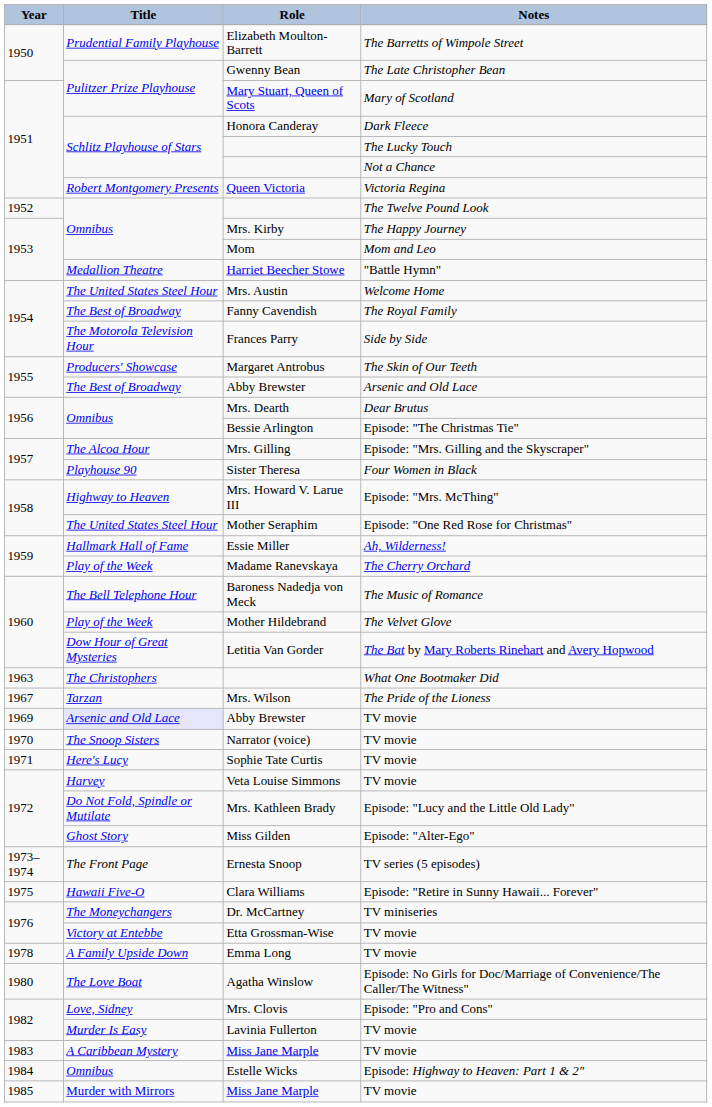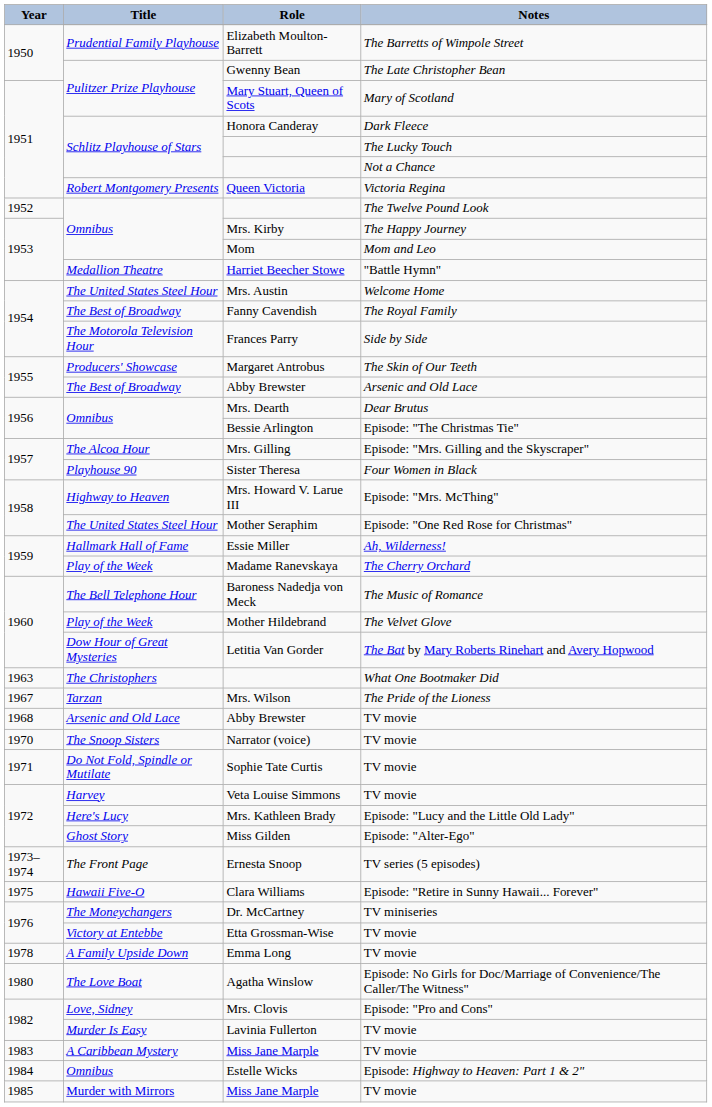(20, 718) 1969 -> (20, 718) 1968
(123, 718) lavender background -> (123, 718) no background
(97, 759) Here's Lucy -> (129, 767) Do Not Fold, Spindle or Mutilate
(129, 808) Do Not Fold, Spindle or Mutilate -> (97, 815) Here's Lucy
